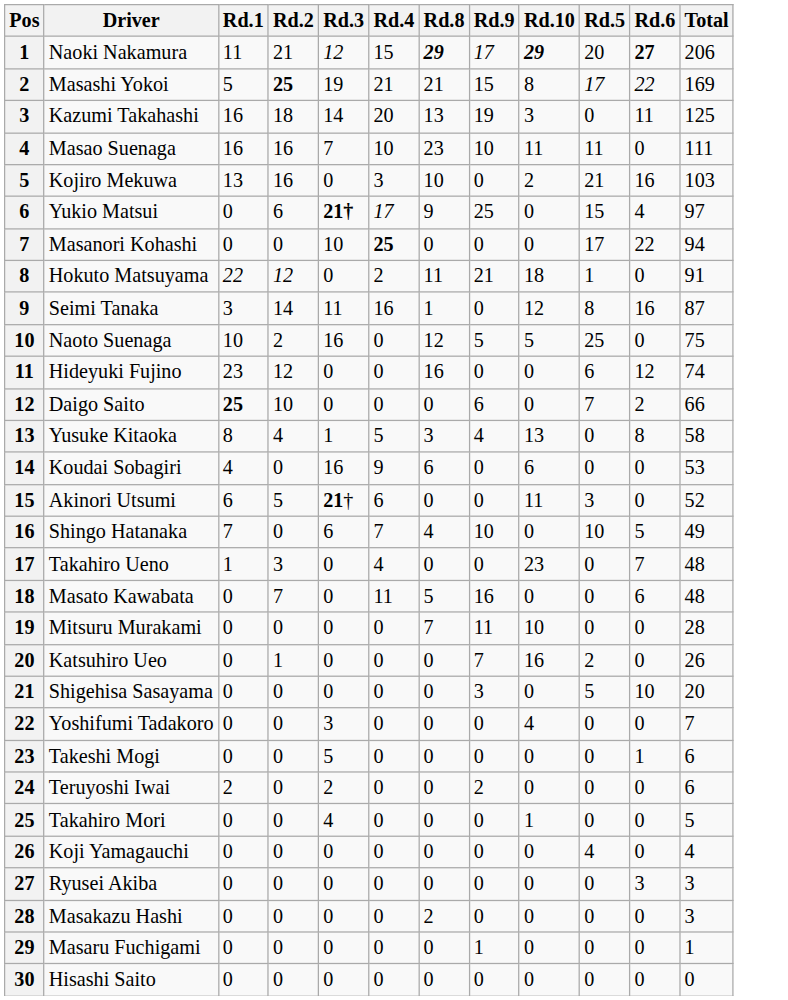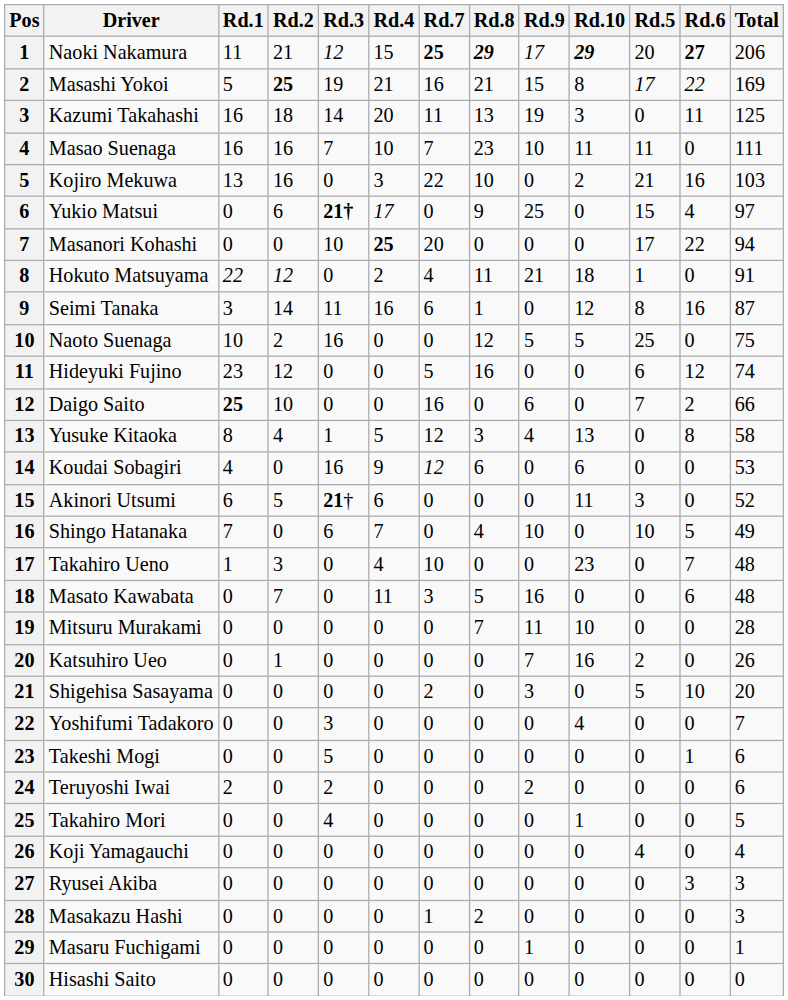+ column: (444, 20)
